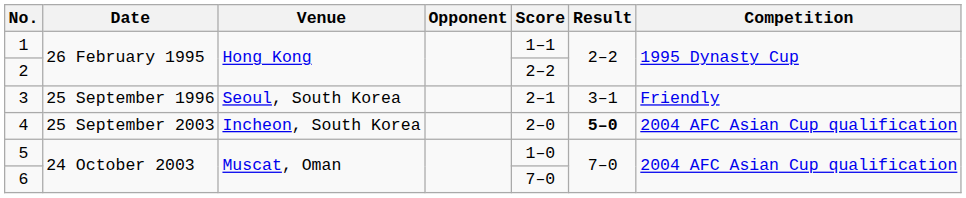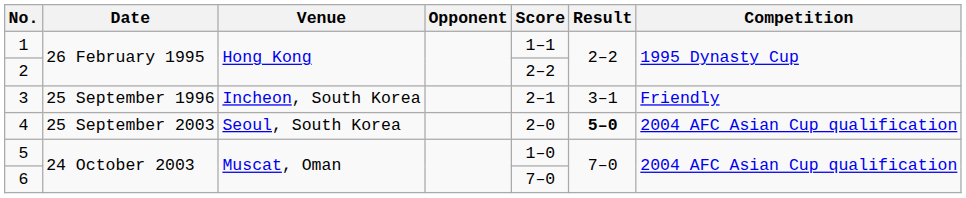(312, 99) Seoul, South Korea -> (322, 99) Incheon, South Korea
(322, 126) Incheon, South Korea -> (312, 126) Seoul, South Korea
